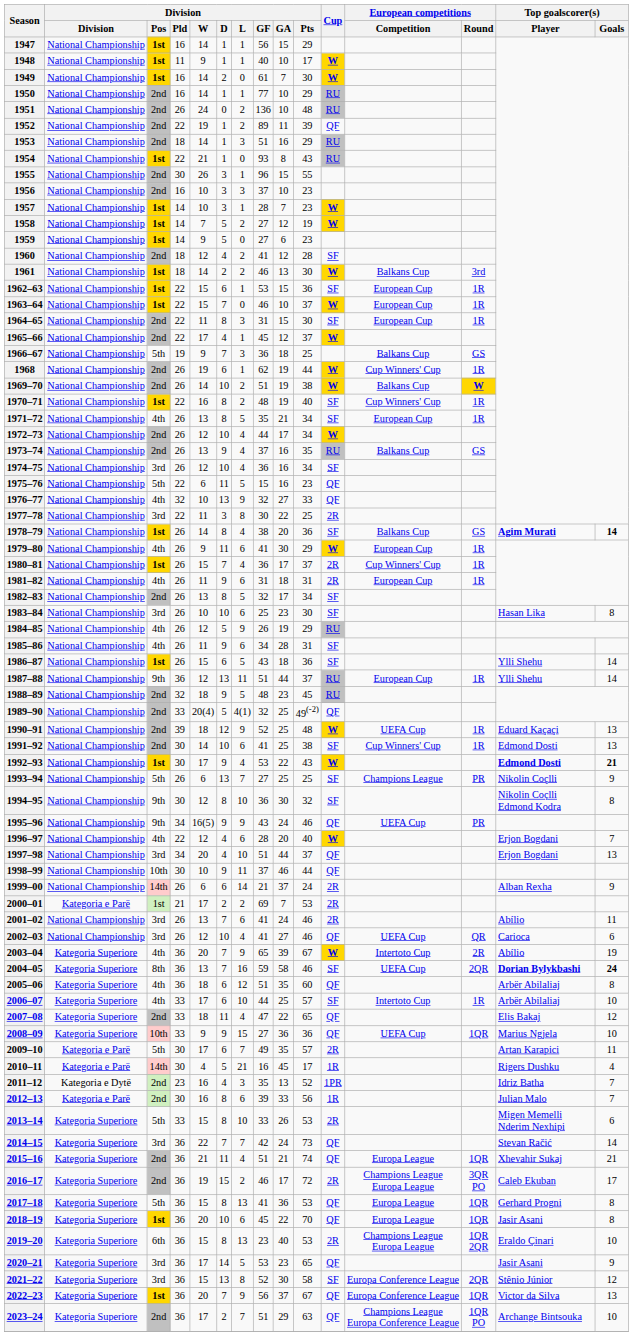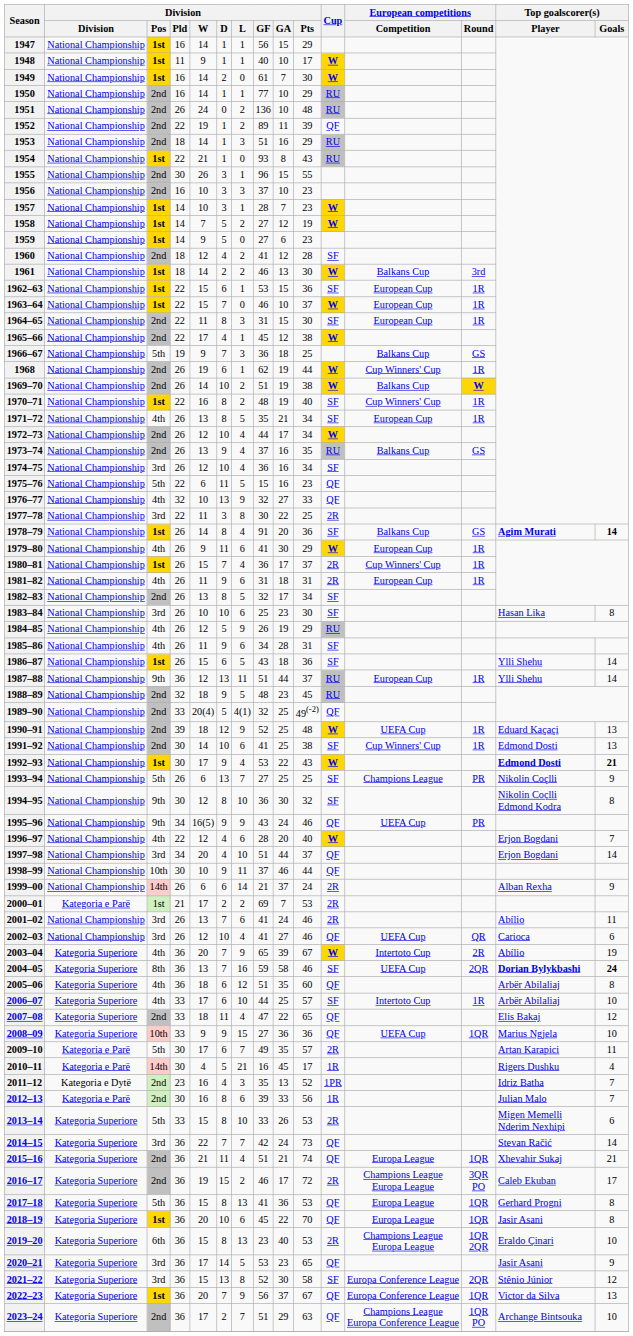(307, 337) 37 -> (307, 337) 38
(263, 532) 38 -> (263, 532) 91
(612, 855) 13 -> (612, 855) 14
